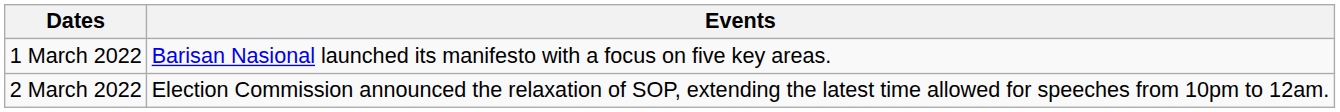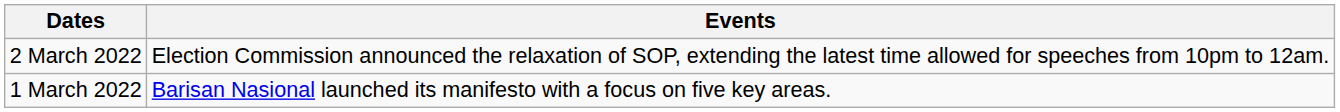rows swapped: (76, 55) <-> (76, 90)
